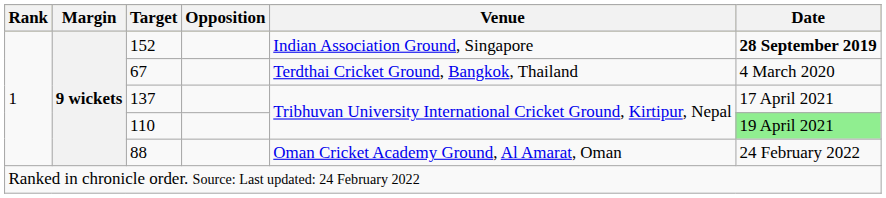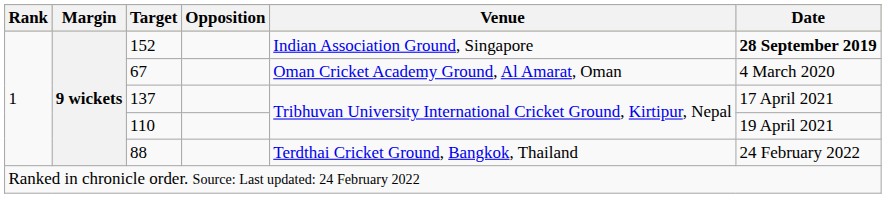(426, 71) Terdthai Cricket Ground, Bangkok, Thailand -> (448, 71) Oman Cricket Academy Ground, Al Amarat, Oman
(787, 125) lightgreen background -> (787, 125) no background
(448, 152) Oman Cricket Academy Ground, Al Amarat, Oman -> (426, 152) Terdthai Cricket Ground, Bangkok, Thailand
